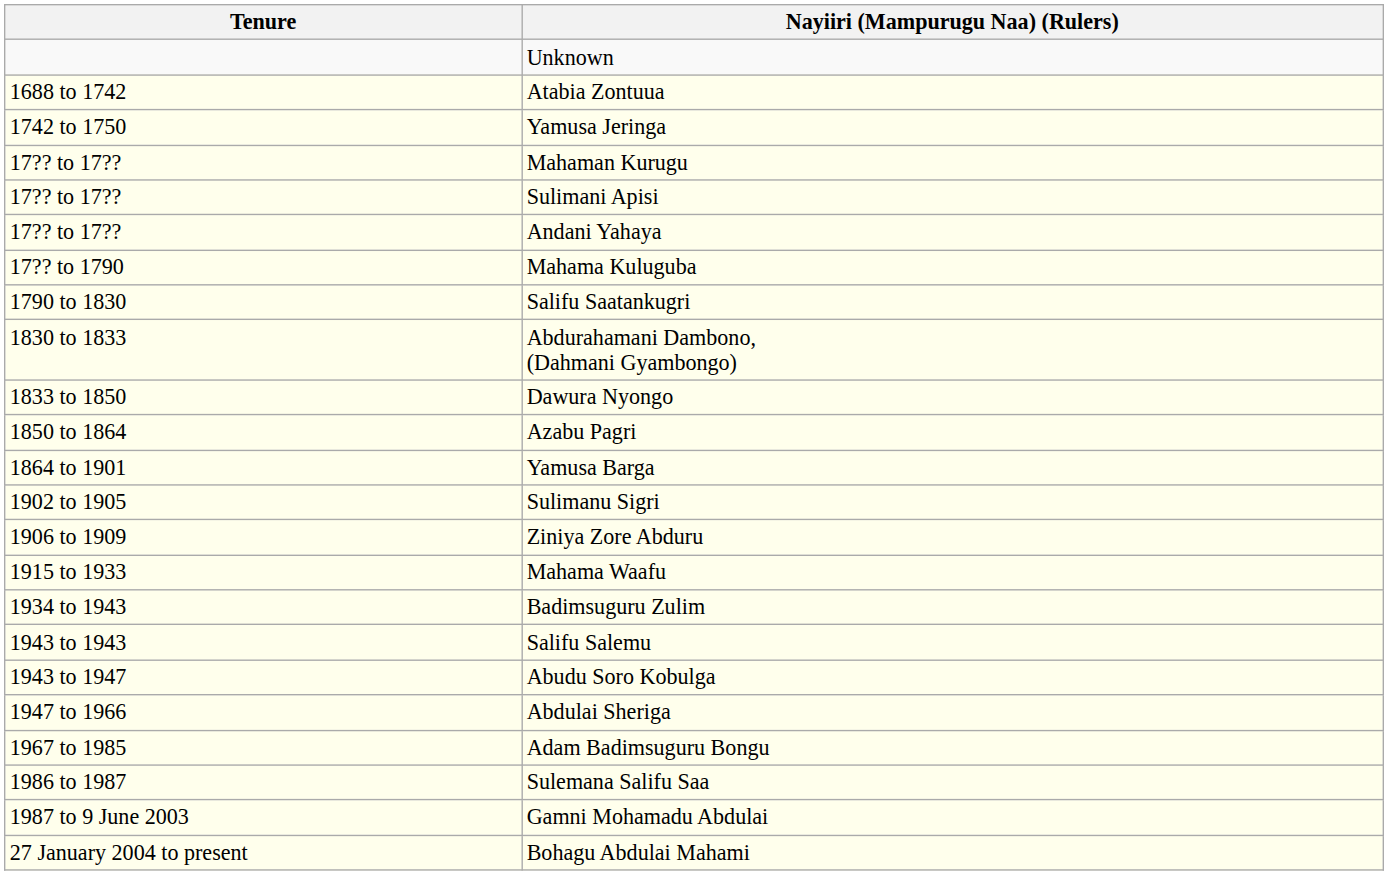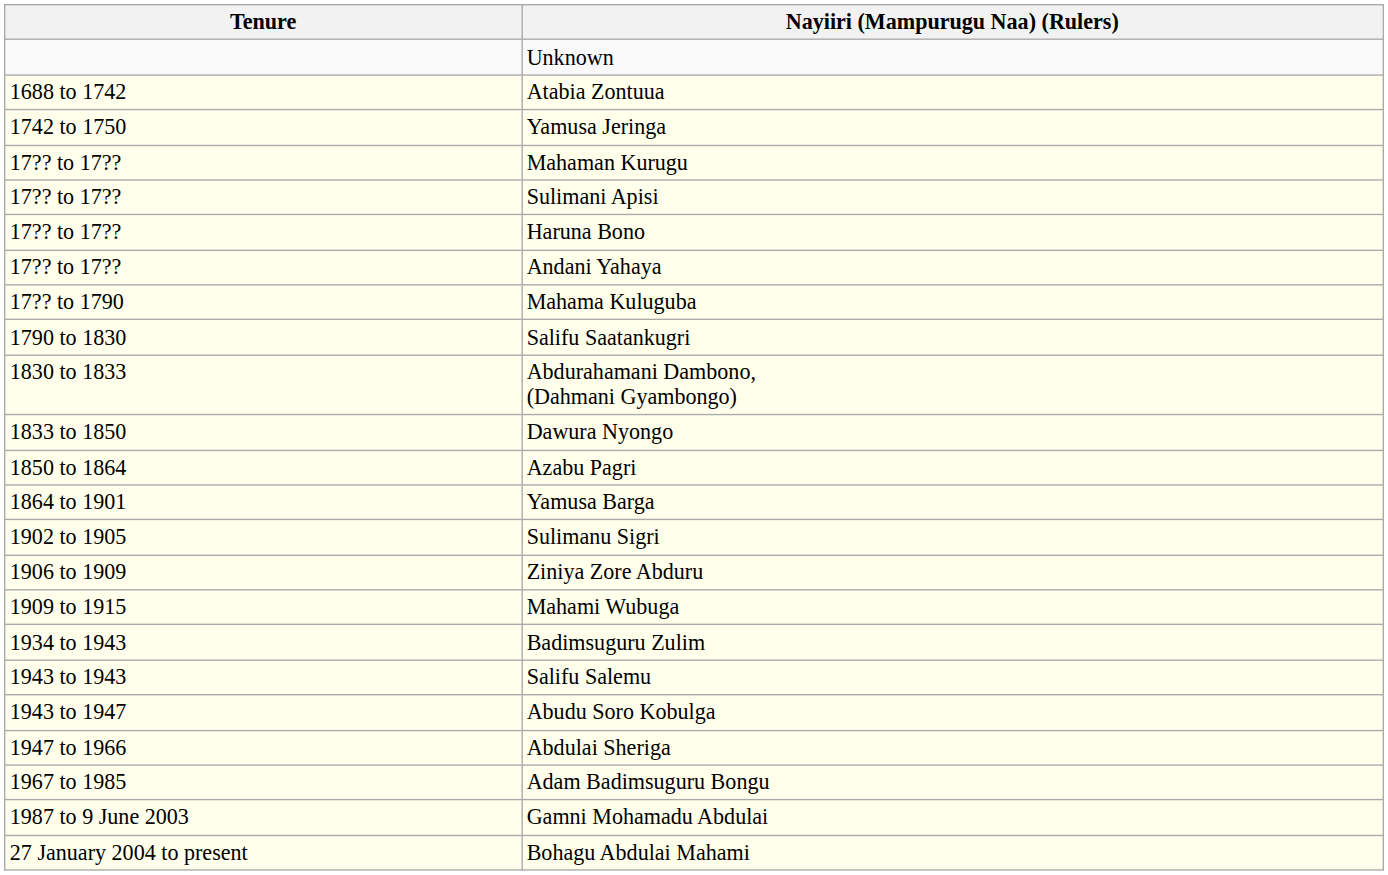+ row: (586, 232)
+ row: (603, 607)
- row: (596, 572)
- row: (618, 782)
